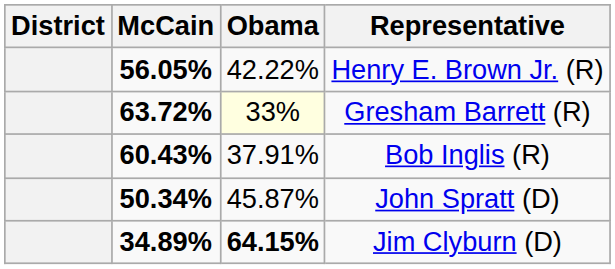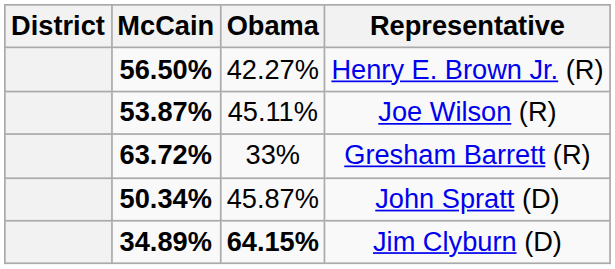(166, 69) 56.05% -> (166, 69) 56.50%
(273, 69) 42.22% -> (273, 69) 42.27%
+ row: (467, 112)
(273, 112) lightyellow background -> (273, 155) no background
- row: (467, 155)
